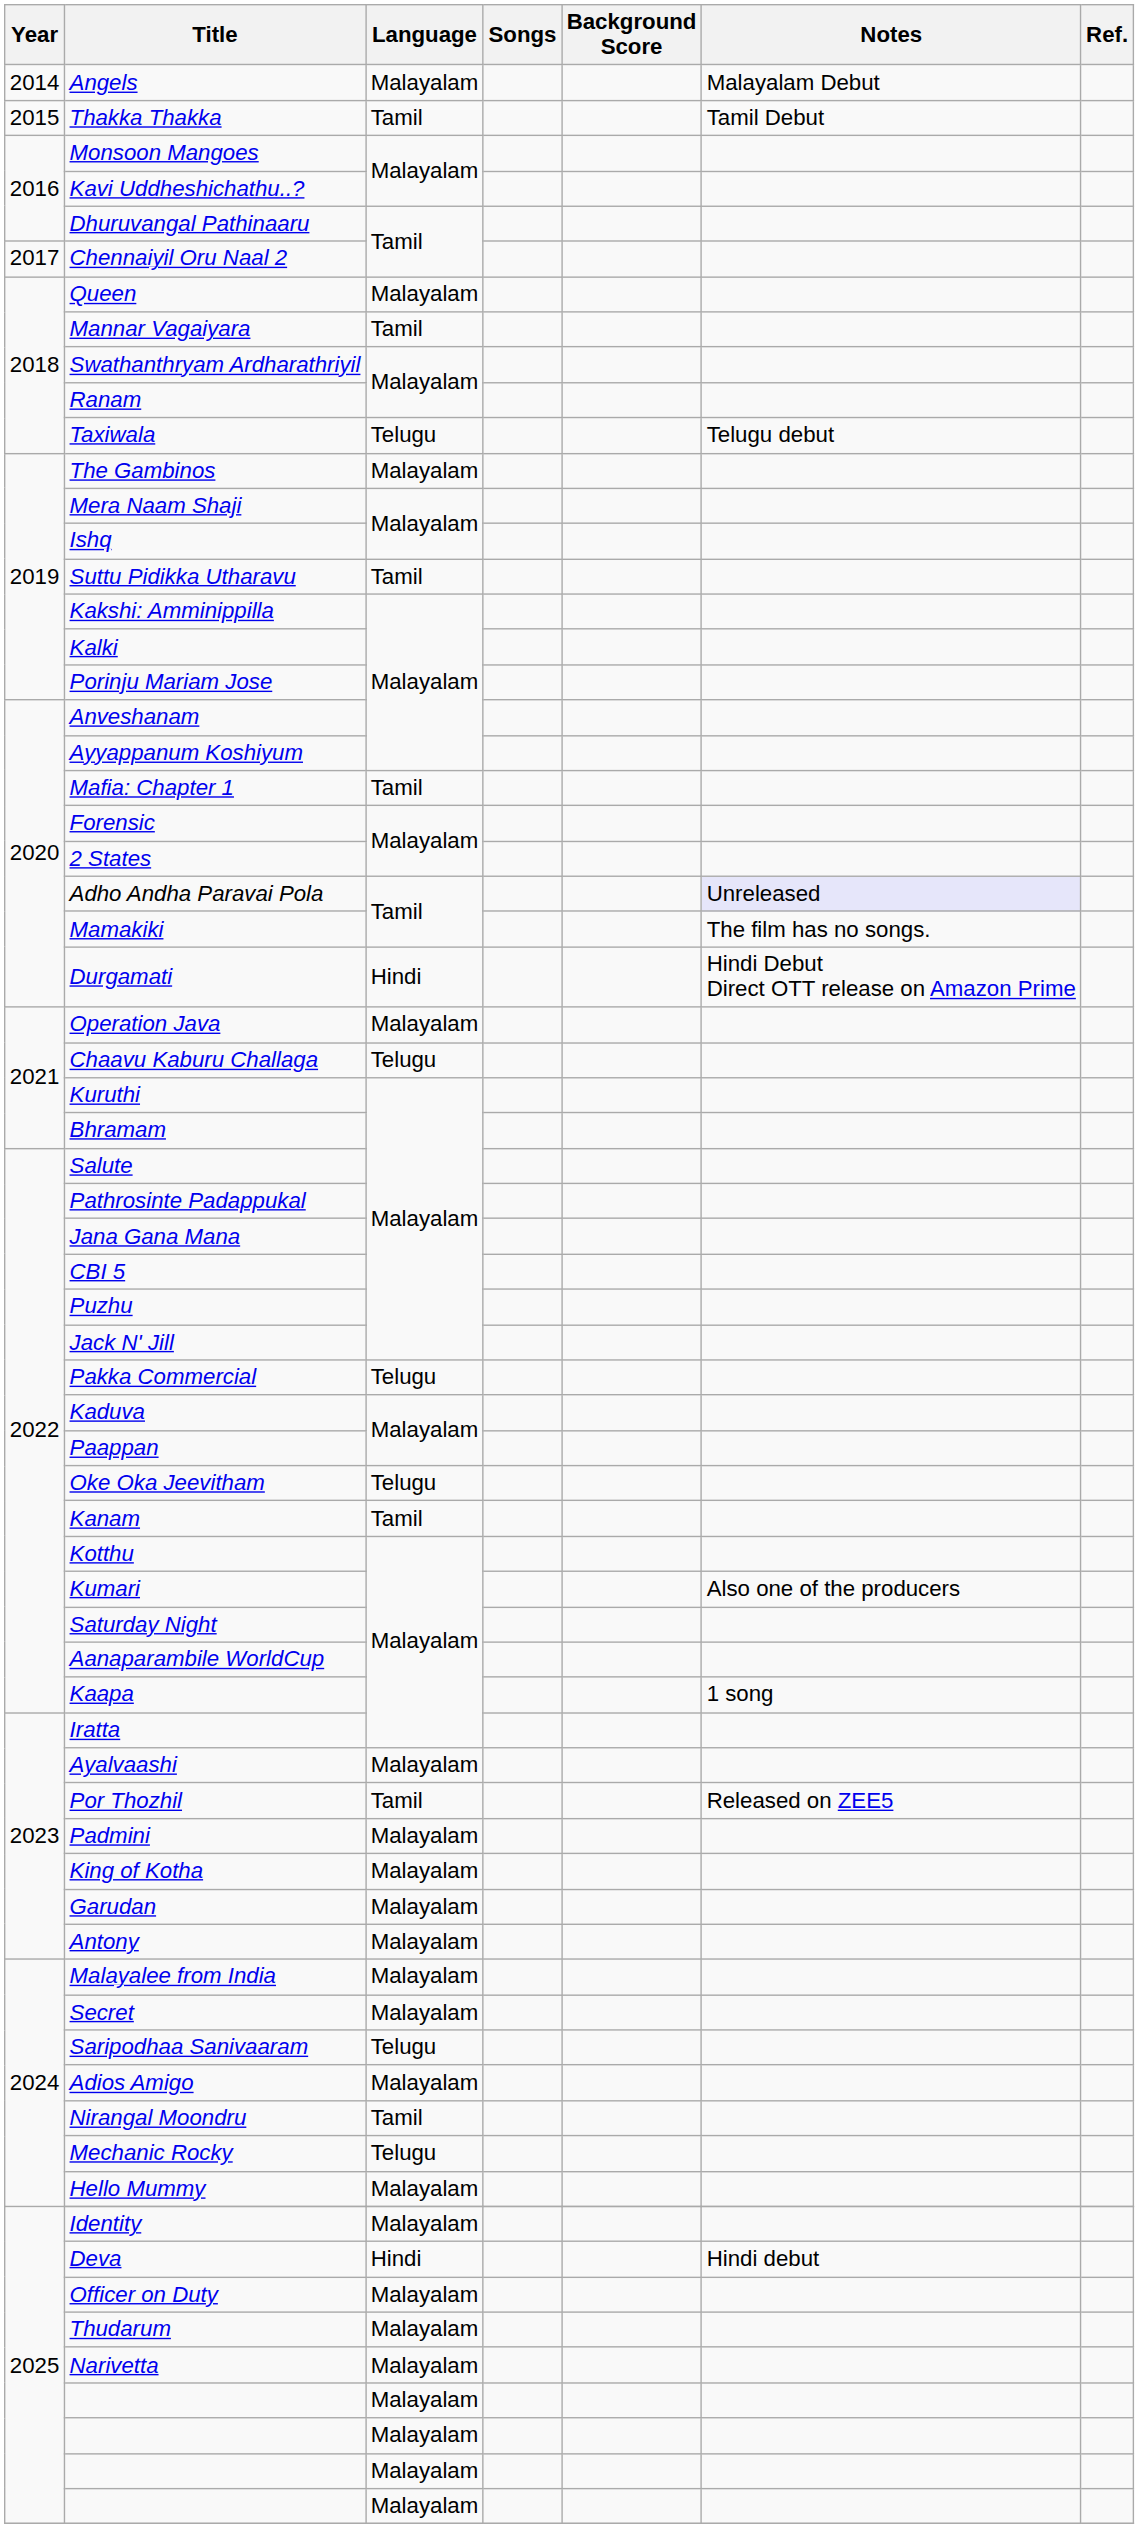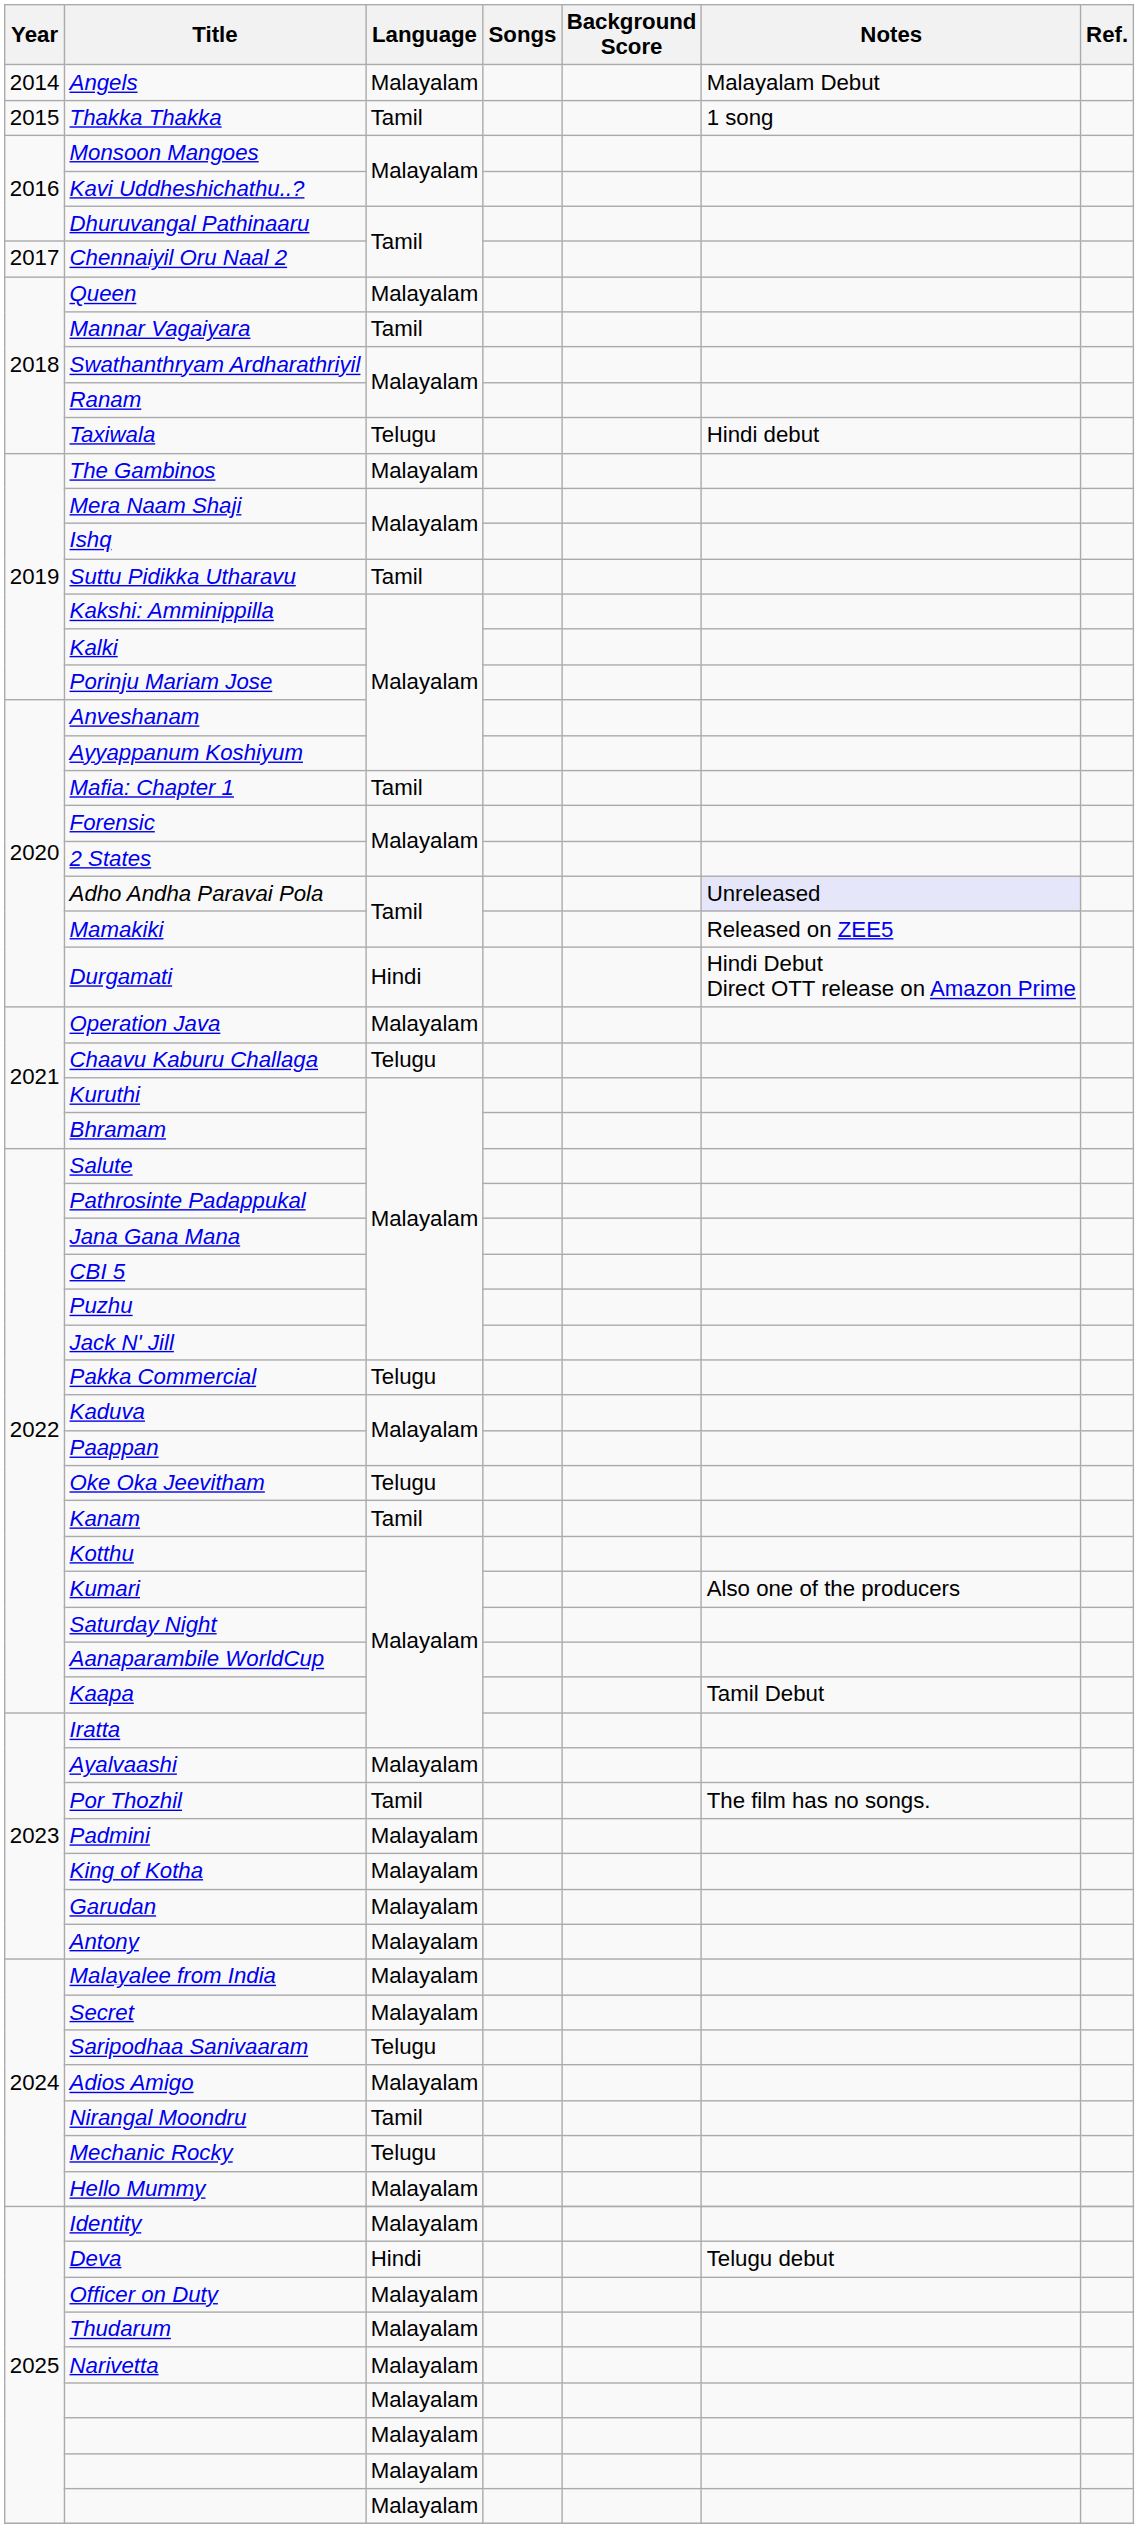(765, 117) Tamil Debut -> (740, 117) 1 song
(770, 435) Telugu debut -> (763, 435) Hindi debut
(819, 928) The film has no songs. -> (800, 928) Released on ZEE5
(740, 1694) 1 song -> (765, 1694) Tamil Debut
(800, 1800) Released on ZEE5 -> (819, 1800) The film has no songs.
(763, 2258) Hindi debut -> (770, 2258) Telugu debut
